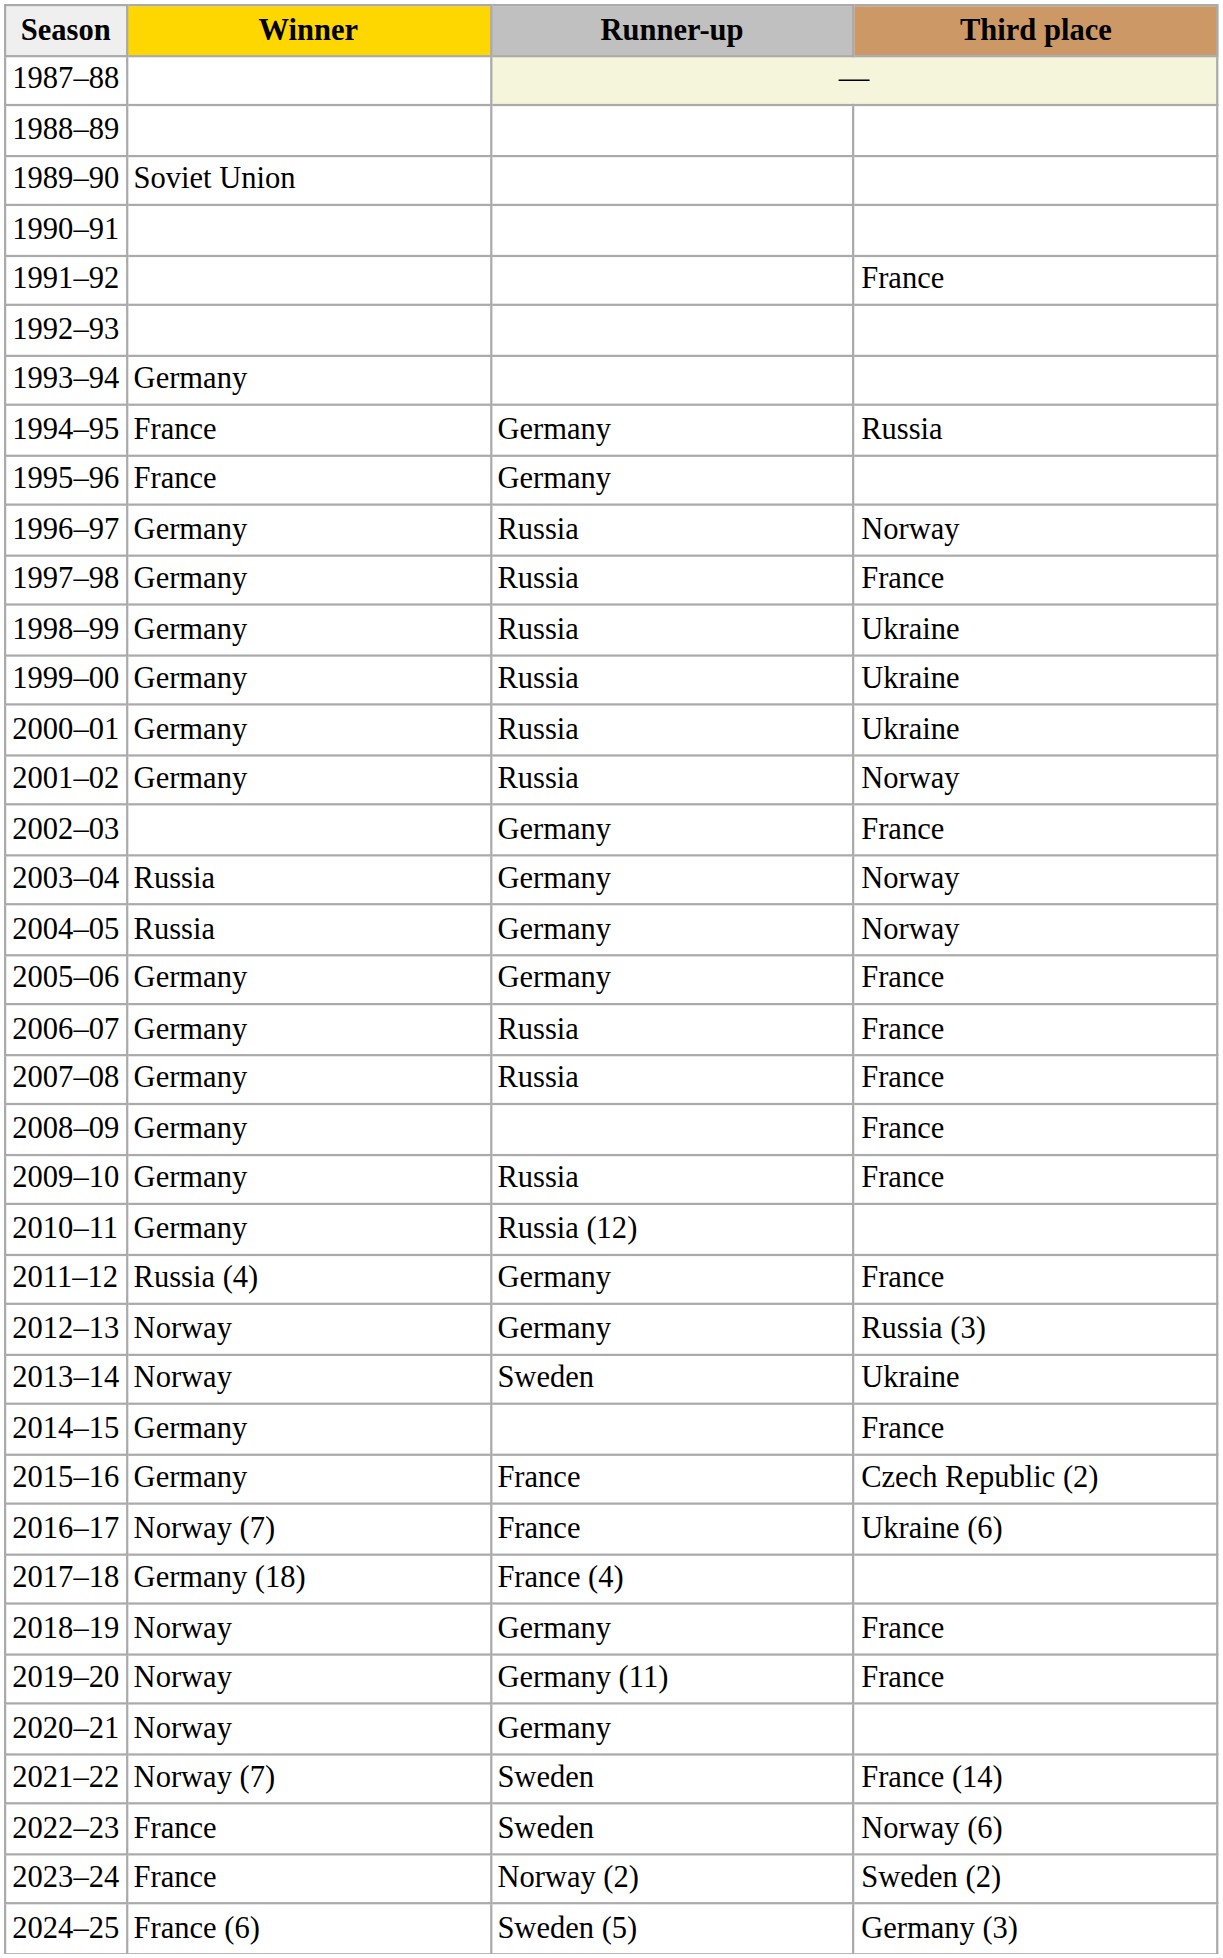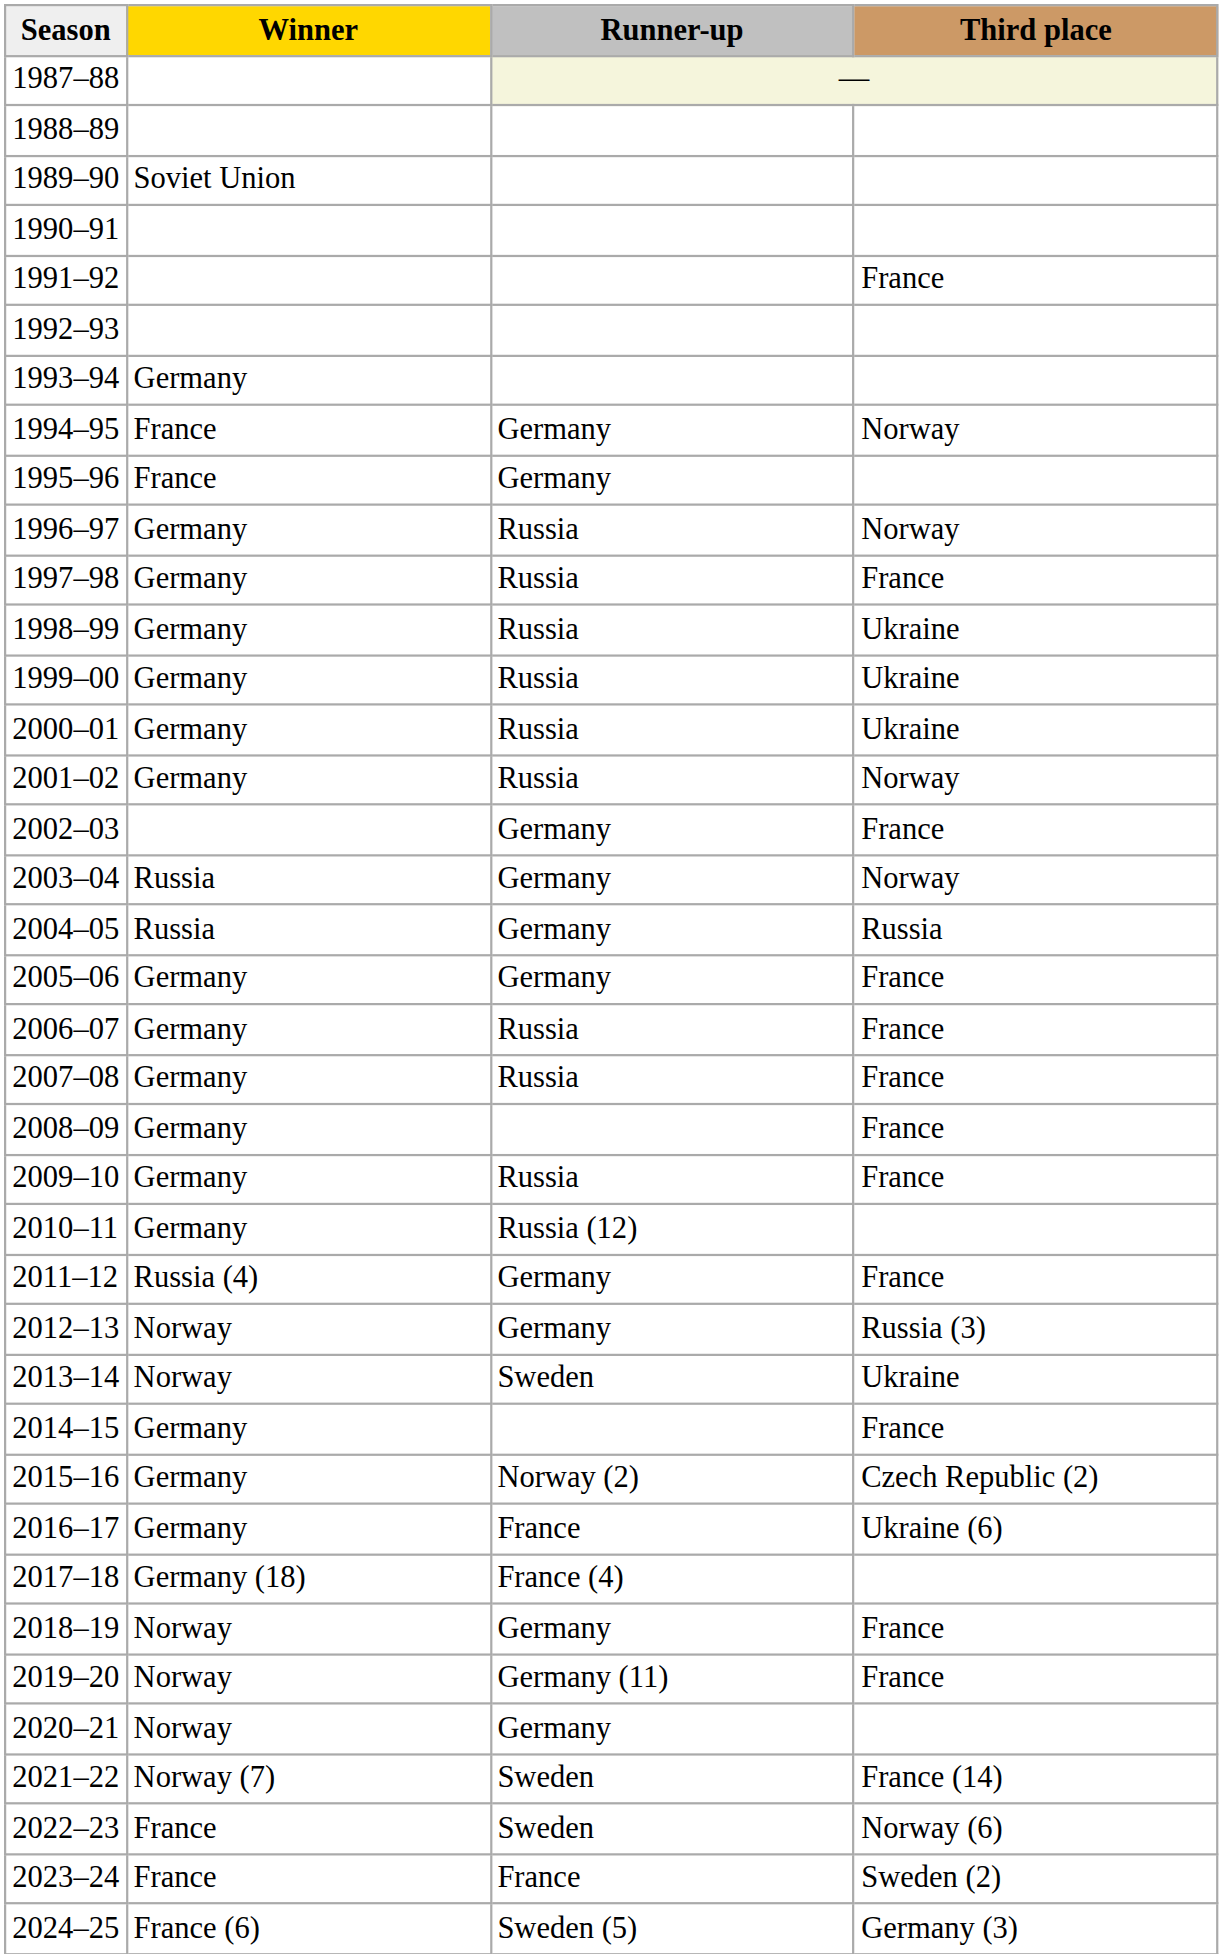(902, 428) Russia -> (910, 428) Norway
(910, 928) Norway -> (902, 928) Russia
(539, 1477) France -> (568, 1477) Norway (2)
(204, 1527) Norway (7) -> (190, 1527) Germany
(568, 1877) Norway (2) -> (539, 1877) France
